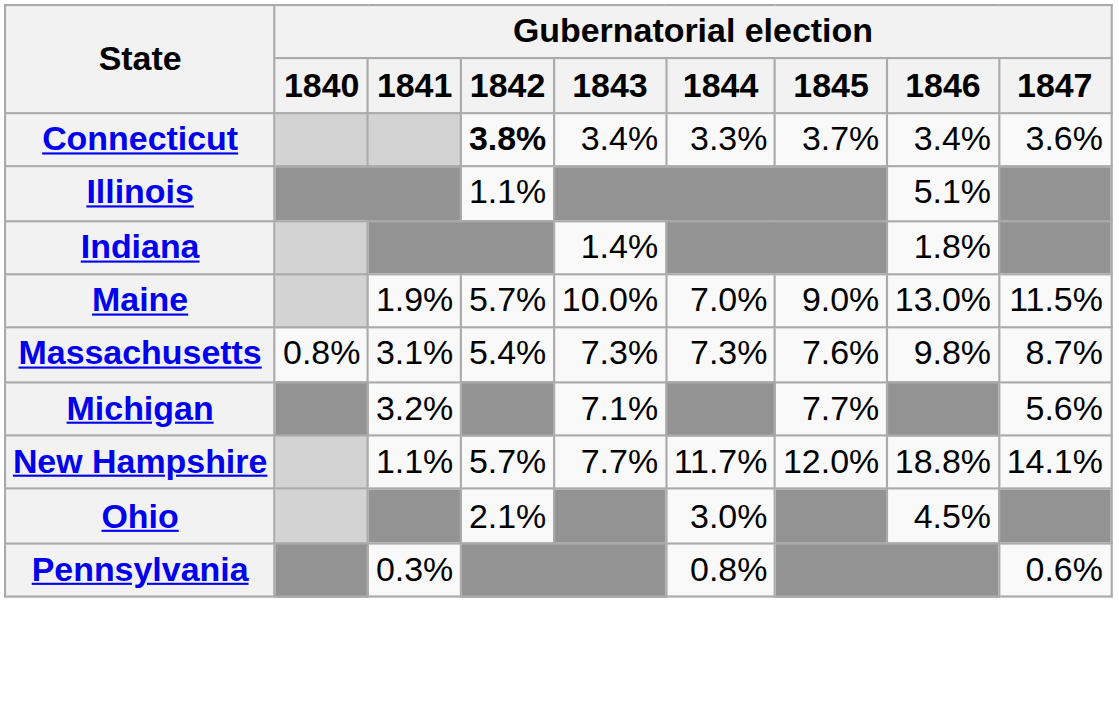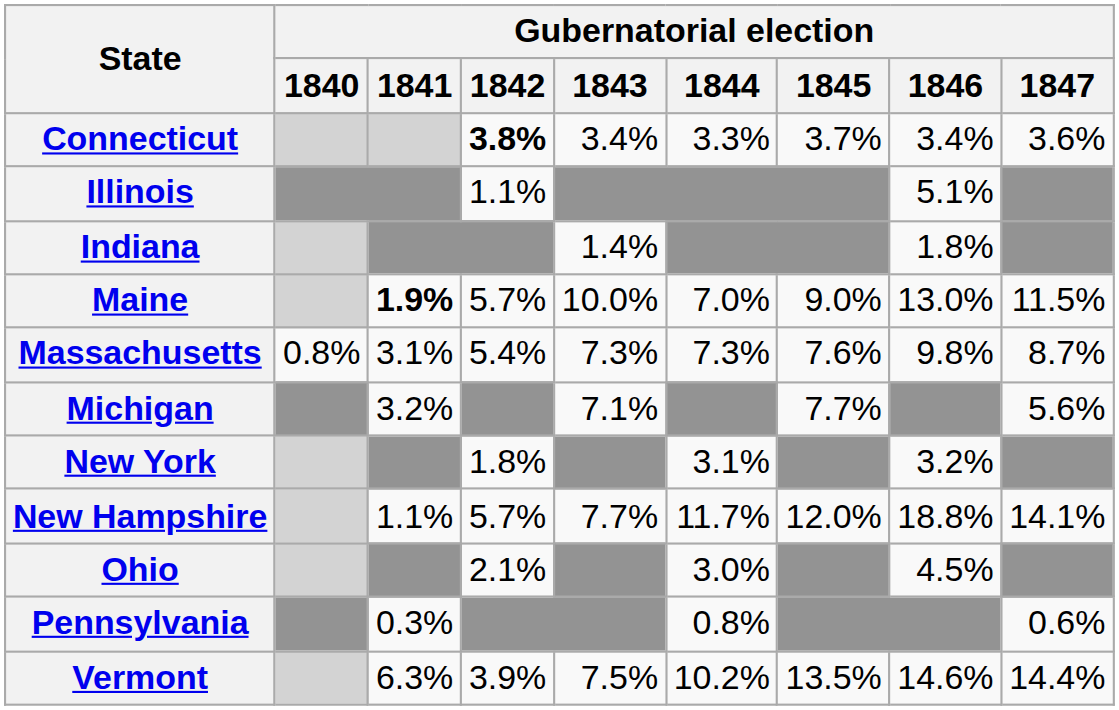(415, 300) normal -> (415, 300) bold
+ row: (140, 461)
+ row: (140, 676)
